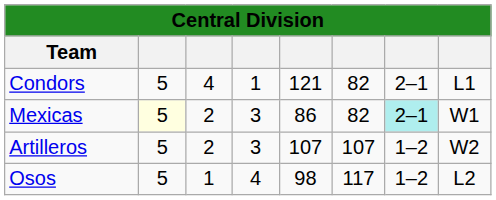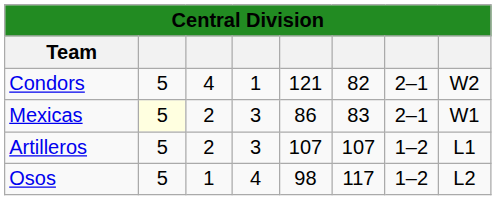(464, 83) L1 -> (464, 83) W2
(358, 115) 82 -> (358, 115) 83
(411, 115) paleturquoise background -> (411, 115) no background
(464, 147) W2 -> (464, 147) L1
